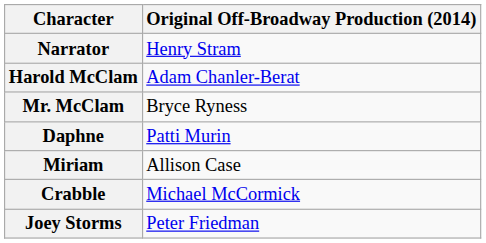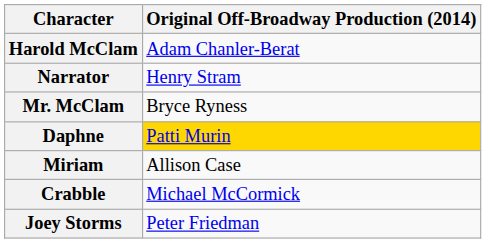rows swapped: (73, 48) <-> (73, 77)
(188, 135) no background -> (188, 135) gold background
